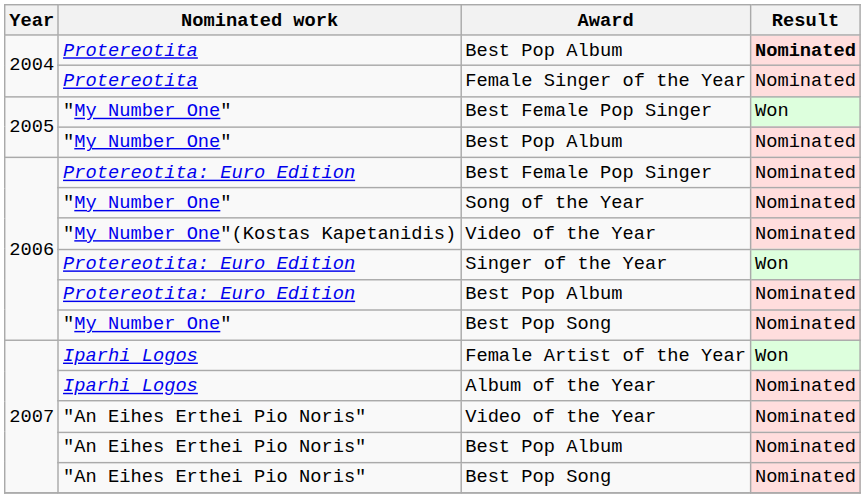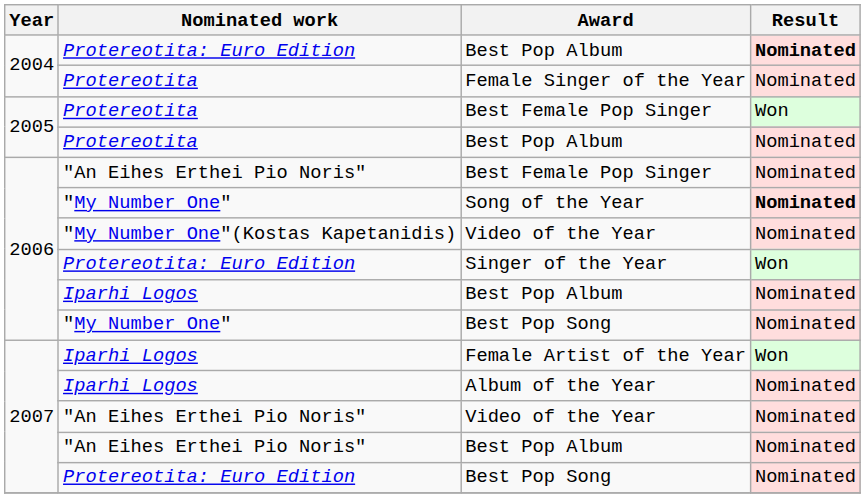(130, 50) Protereotita -> (209, 50) Protereotita: Euro Edition
(147, 112) "My Number One" -> (130, 112) Protereotita
(147, 142) "My Number One" -> (130, 142) Protereotita
(209, 173) Protereotita: Euro Edition -> (215, 173) "Αn Eihes Erthei Pio Noris"
(805, 203) normal -> (805, 203) bold
(209, 295) Protereotita: Euro Edition -> (130, 295) Iparhi Logos
(215, 478) "Αn Eihes Erthei Pio Noris" -> (209, 478) Protereotita: Euro Edition
